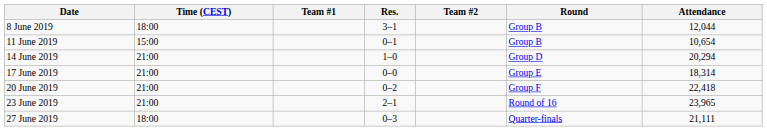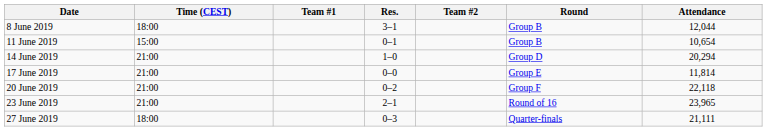(702, 73) 18,314 -> (702, 73) 11,814
(702, 88) 22,418 -> (702, 88) 22,118
